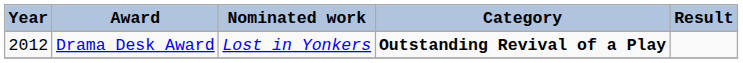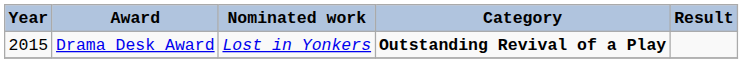(28, 45) 2012 -> (28, 45) 2015
